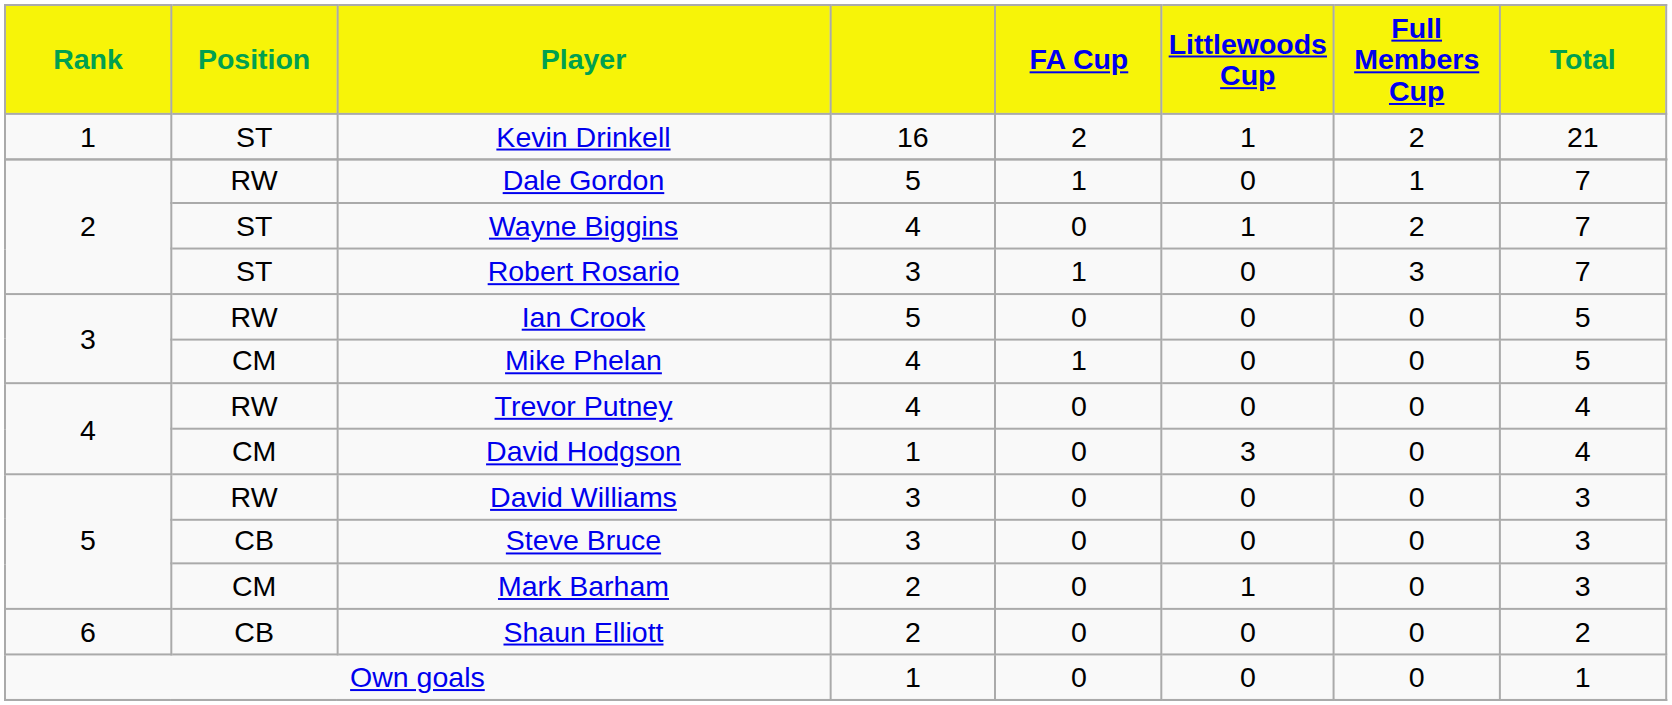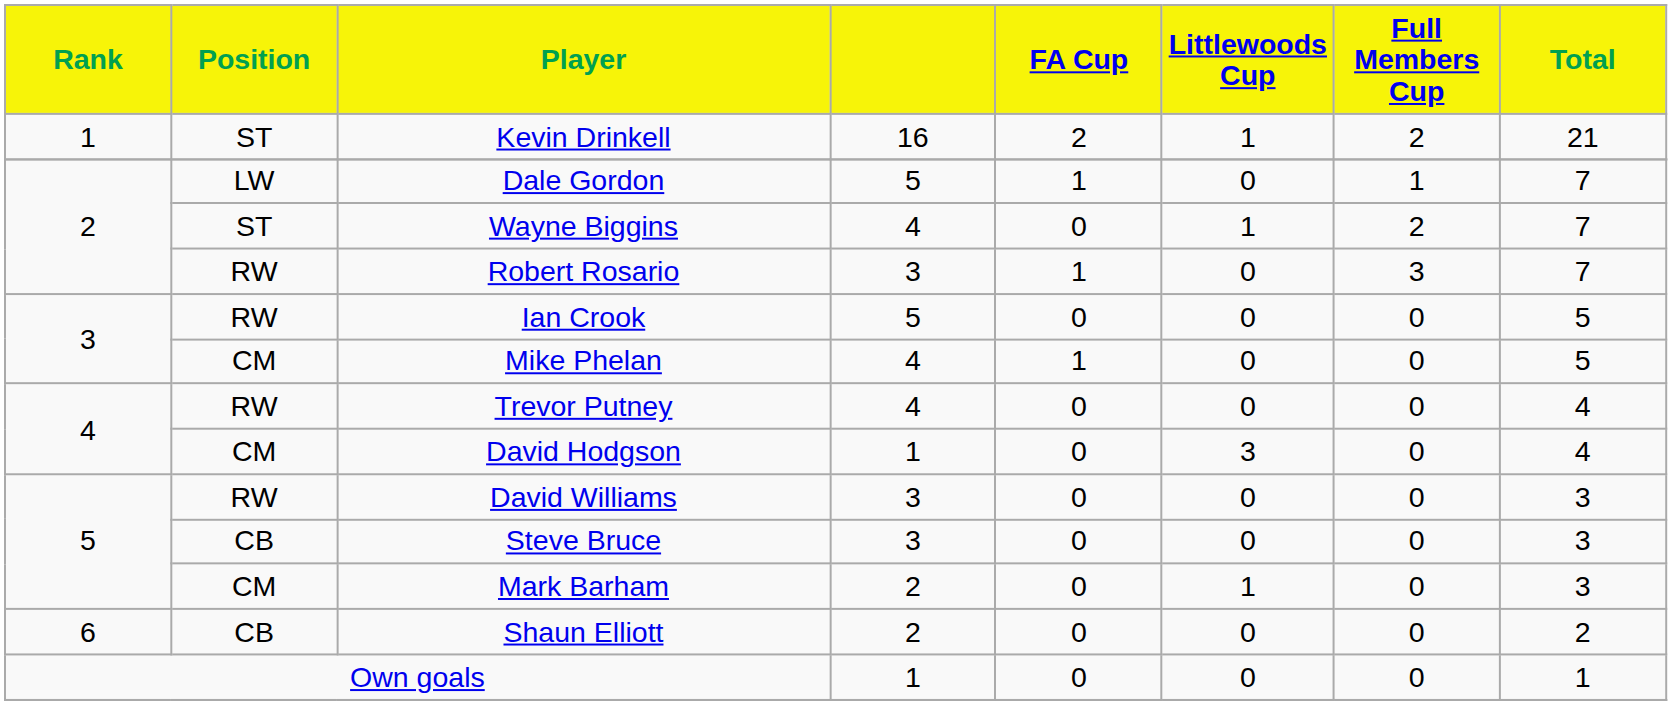(254, 181) RW -> (254, 181) LW
(254, 271) ST -> (254, 271) RW
